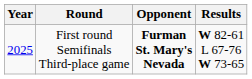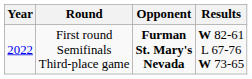(20, 49) 2025 -> (20, 49) 2022
